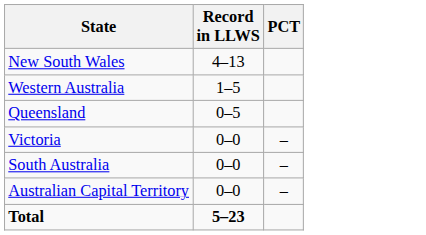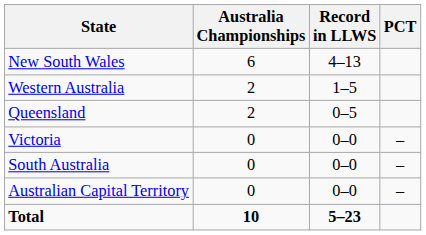+ column: (251, 26)
